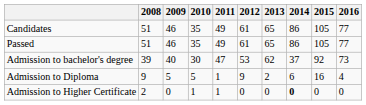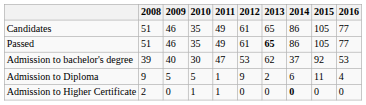(269, 44) normal -> (269, 44) bold
(344, 60) 73 -> (344, 60) 53
(319, 76) 16 -> (319, 76) 11
